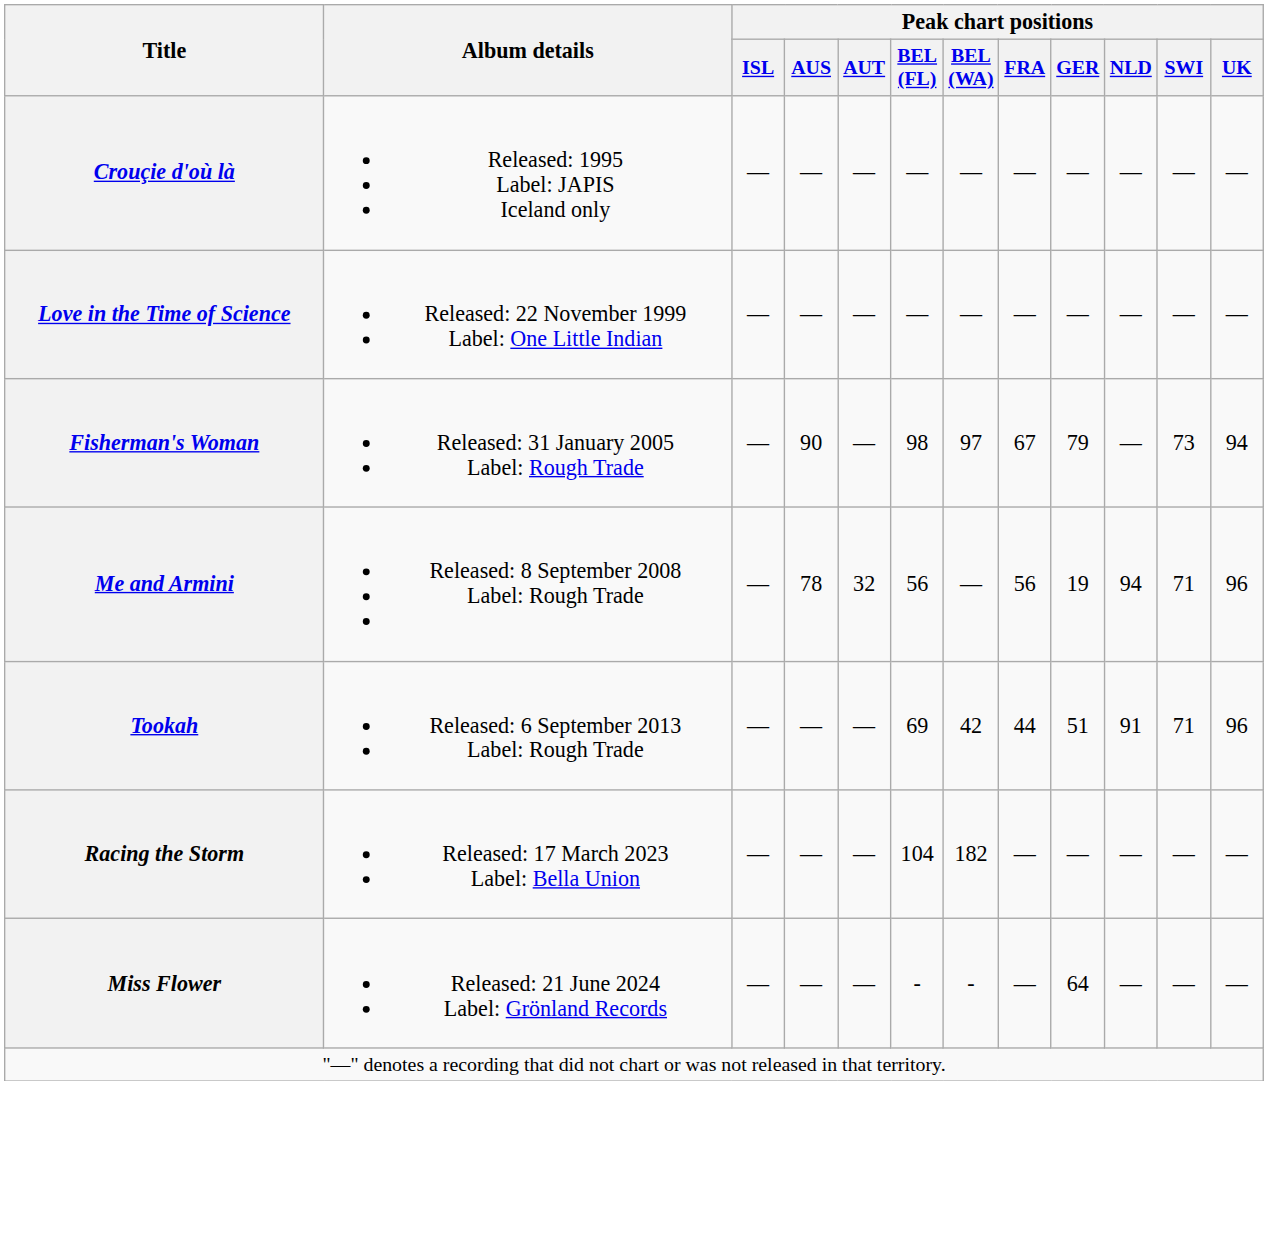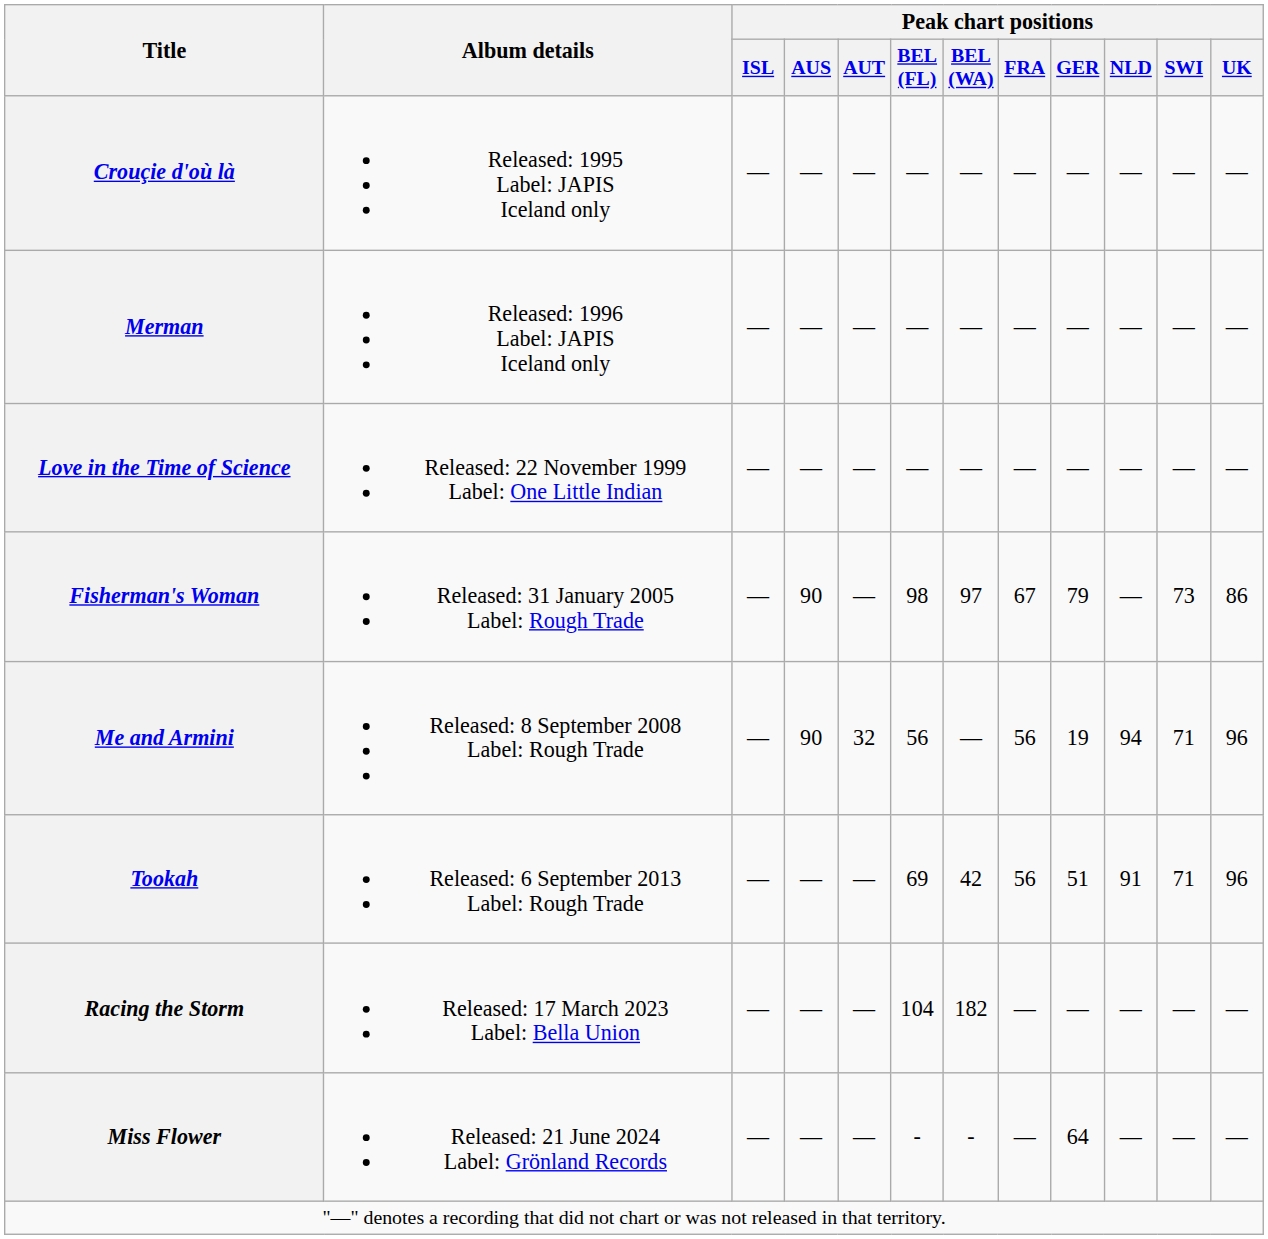+ row: (164, 326)
(1237, 442) 94 -> (1237, 596) 86
(811, 584) 78 -> (811, 737) 90
(1025, 725) 44 -> (1025, 878) 56
